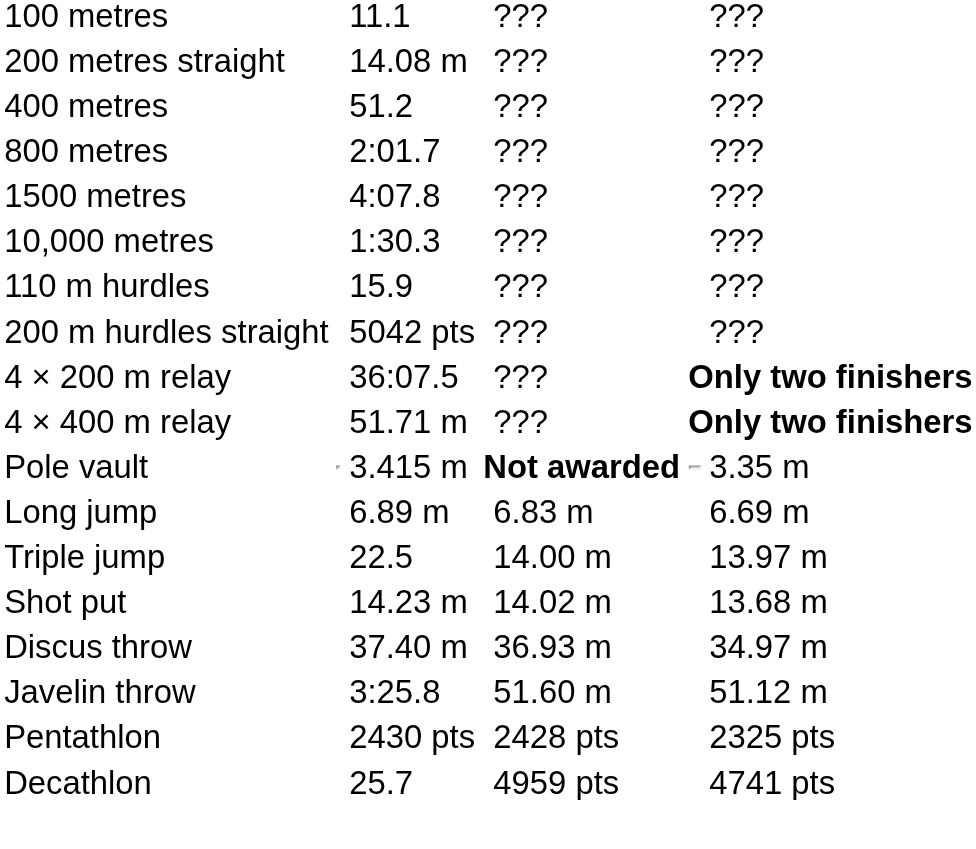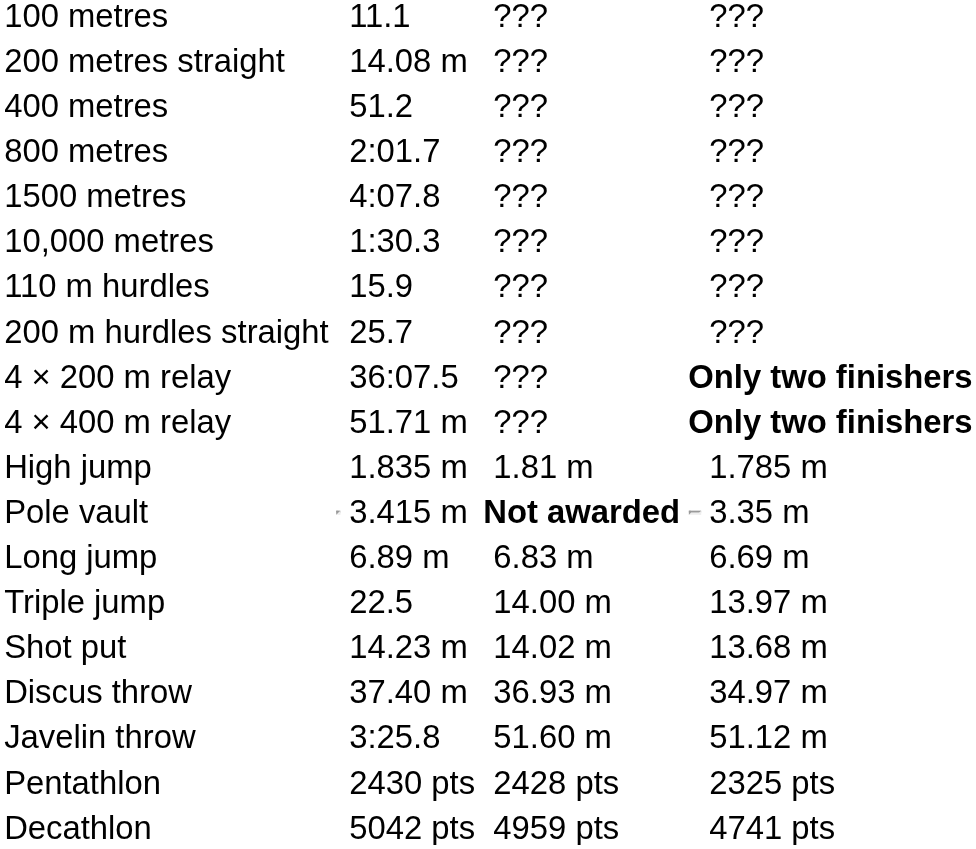(412, 331) 5042 pts -> (381, 331) 25.7
+ row: (78, 467)
(381, 782) 25.7 -> (412, 827) 5042 pts
